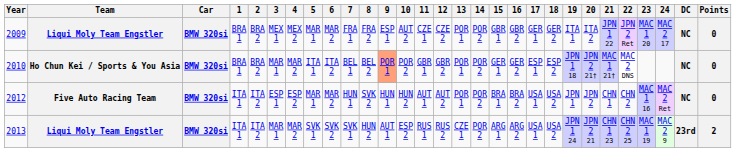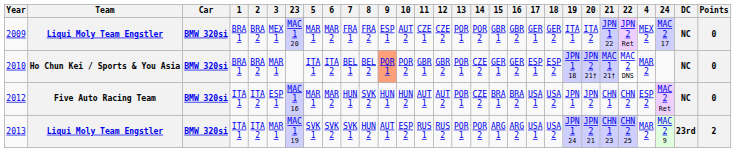columns swapped: (295, 11) <-> (646, 11)
(480, 66) POR 2 -> (480, 66) CZE 2
(480, 99) POR 2 -> (480, 99) CZE 2
(461, 131) CZE 1 -> (461, 131) POR 1
